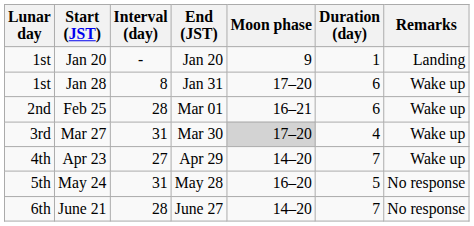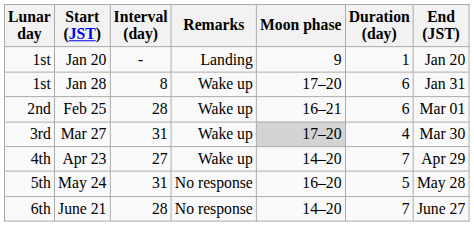columns swapped: (199, 25) <-> (426, 25)
